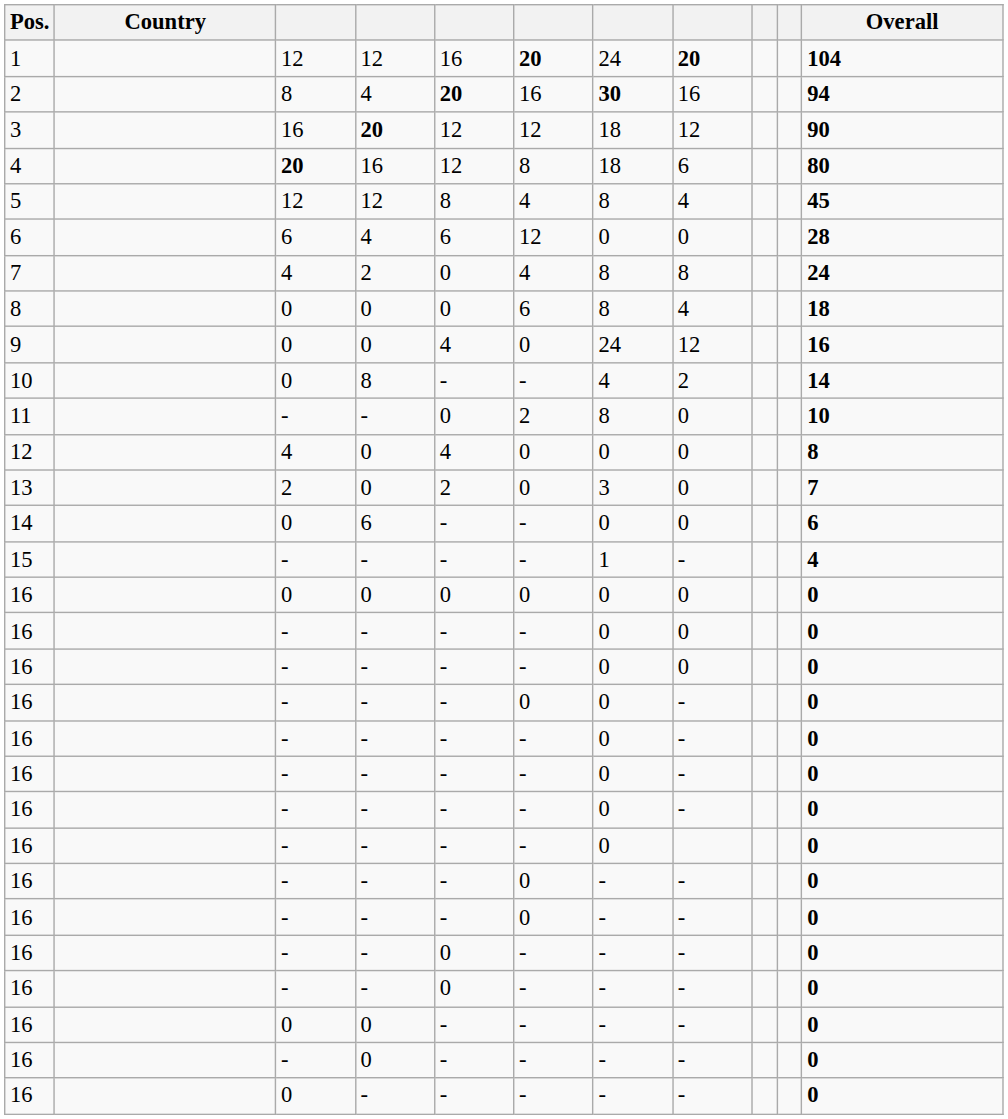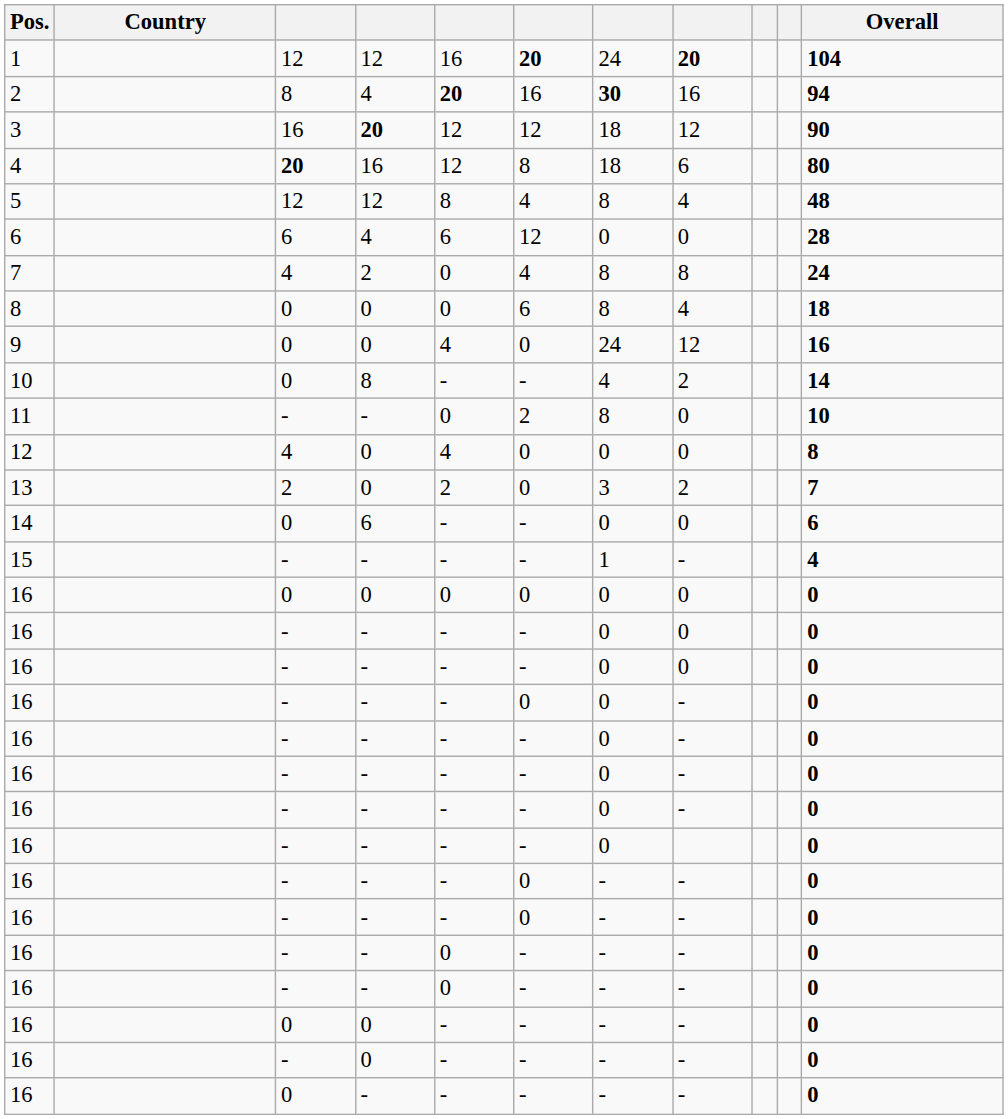(818, 201) 45 -> (818, 201) 48
(683, 487) 0 -> (683, 487) 2
